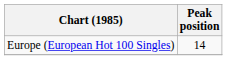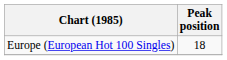(200, 45) 14 -> (200, 45) 18
